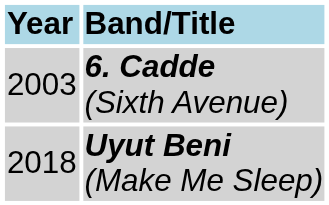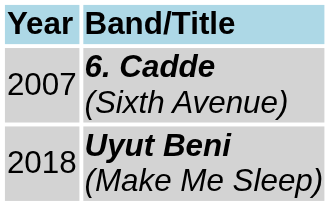(42, 84) 2003 -> (42, 84) 2007
